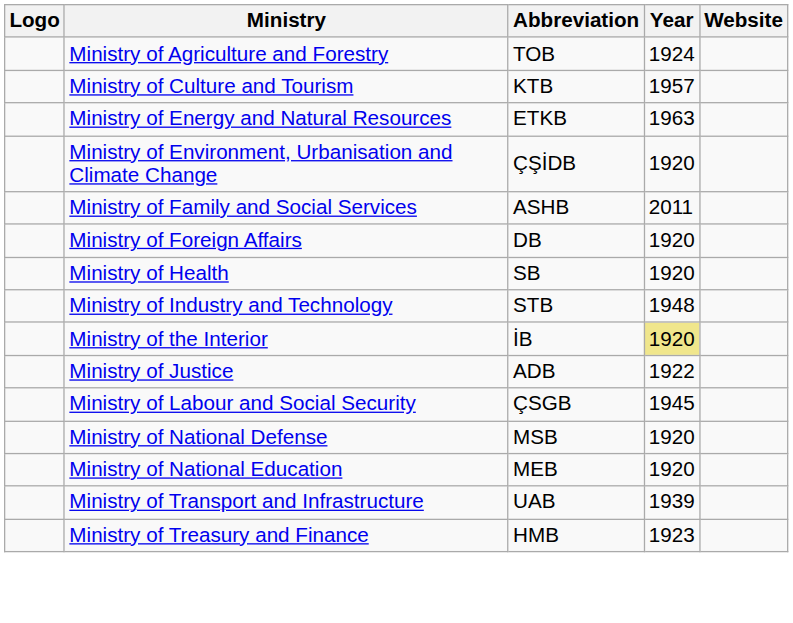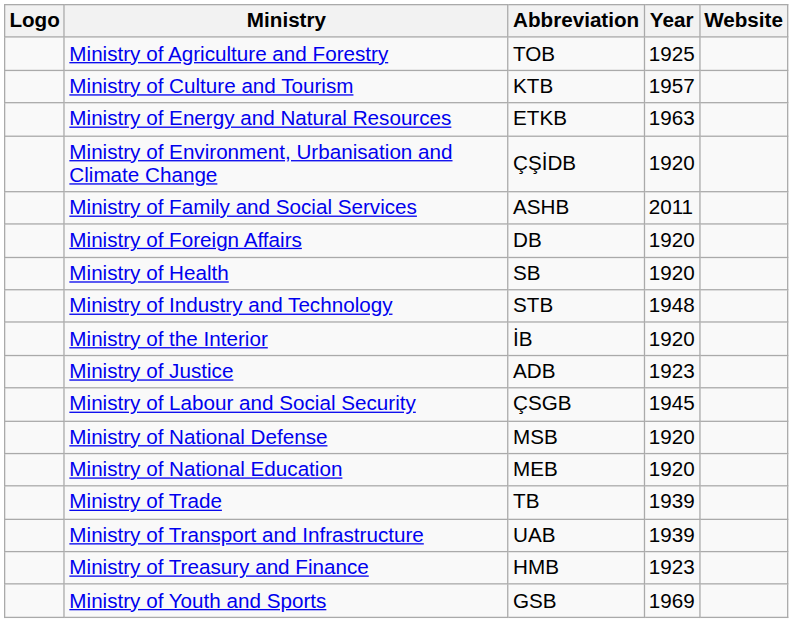(672, 53) 1924 -> (672, 53) 1925
(672, 338) khaki background -> (672, 338) no background
(672, 371) 1922 -> (672, 371) 1923
+ row: (146, 502)
+ row: (198, 600)
